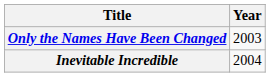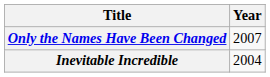(247, 38) 2003 -> (247, 38) 2007
